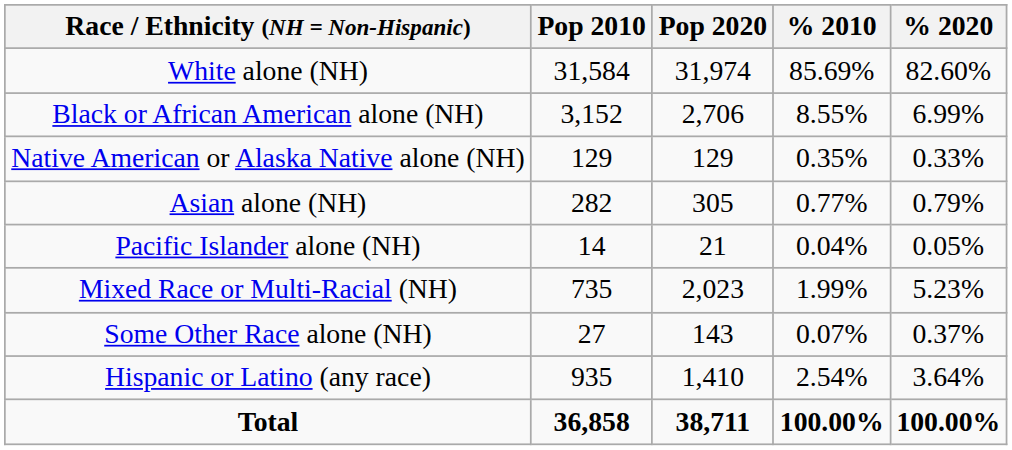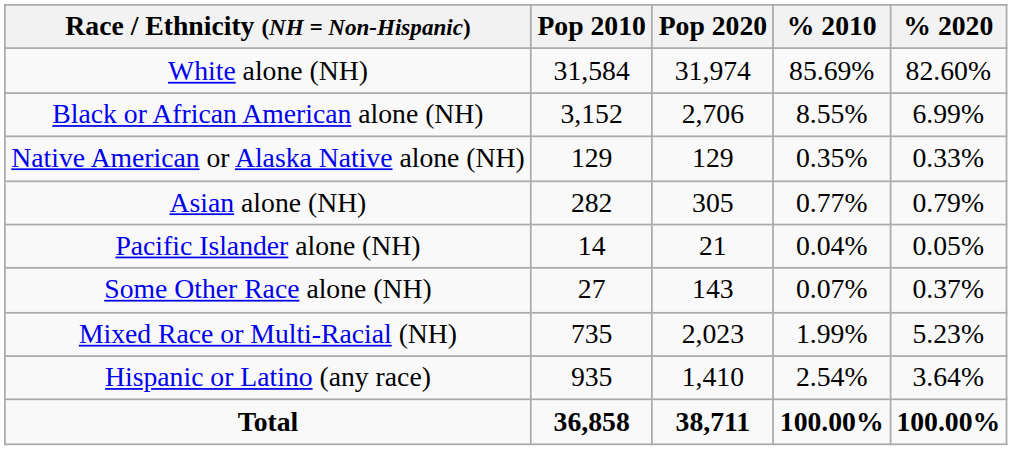rows swapped: (268, 333) <-> (268, 289)
